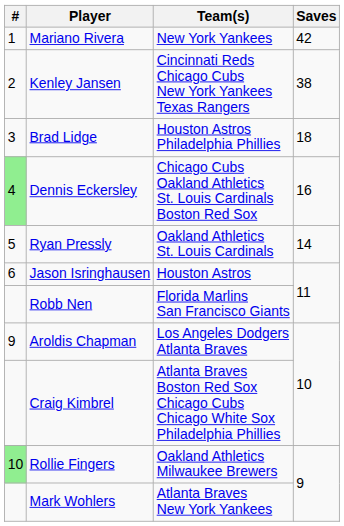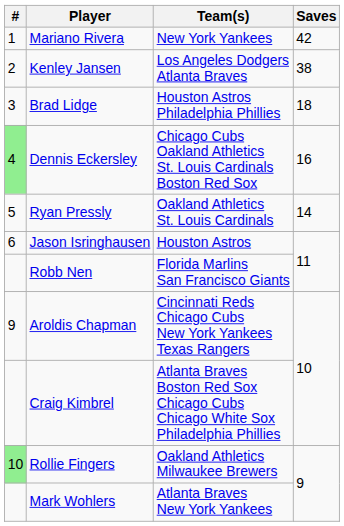(214, 84) Cincinnati Reds Chicago Cubs New York Yankees Texas Rangers -> (223, 68) Los Angeles Dodgers Atlanta Braves
(223, 341) Los Angeles Dodgers Atlanta Braves -> (214, 326) Cincinnati Reds Chicago Cubs New York Yankees Texas Rangers
